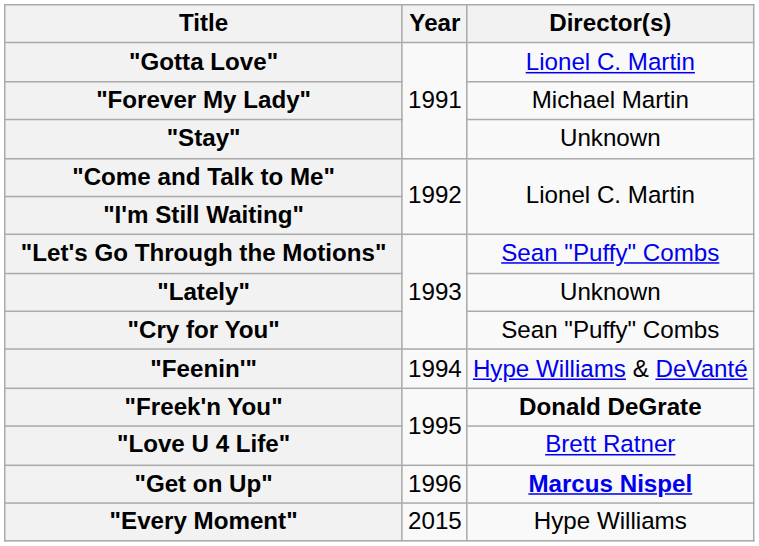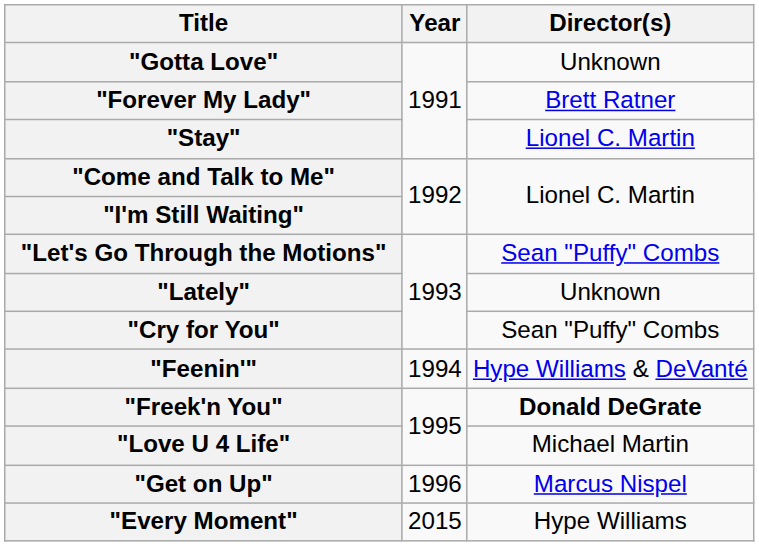(610, 61) Lionel C. Martin -> (610, 61) Unknown
(610, 100) Michael Martin -> (610, 100) Brett Ratner
(610, 138) Unknown -> (610, 138) Lionel C. Martin
(610, 445) Brett Ratner -> (610, 445) Michael Martin
(610, 483) bold -> (610, 483) normal
